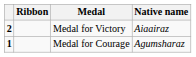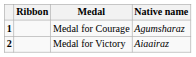rows swapped: (91, 44) <-> (89, 28)
